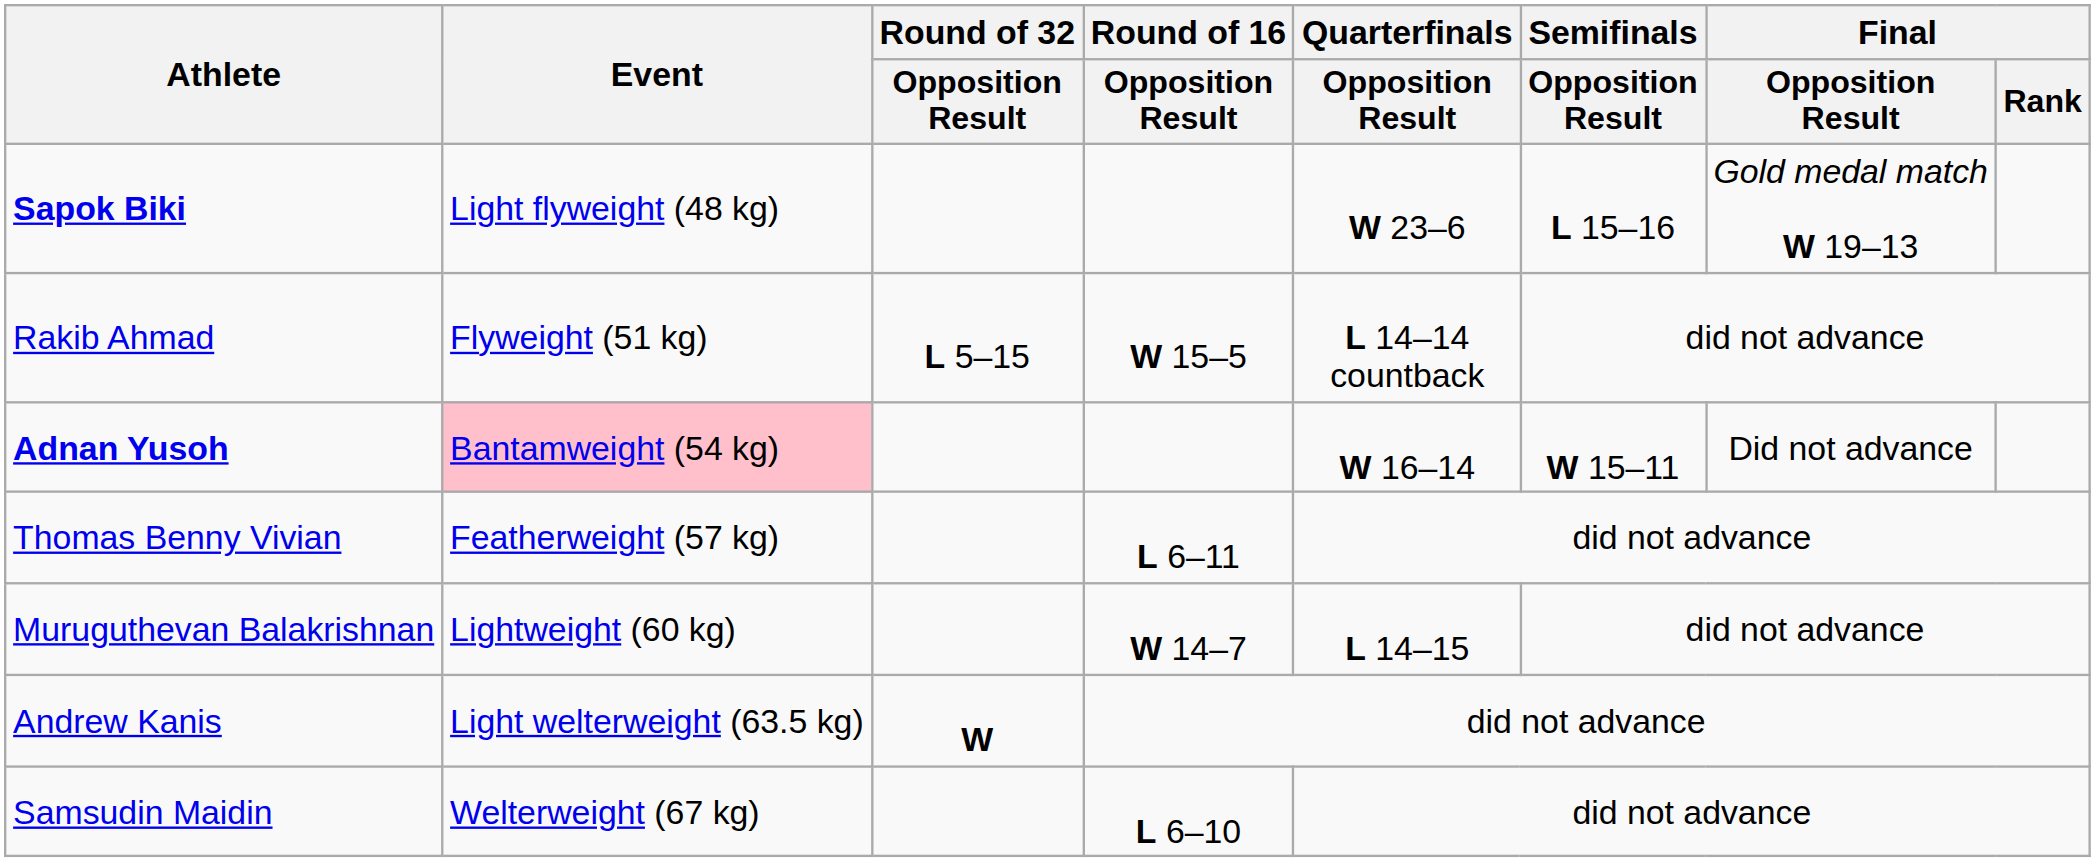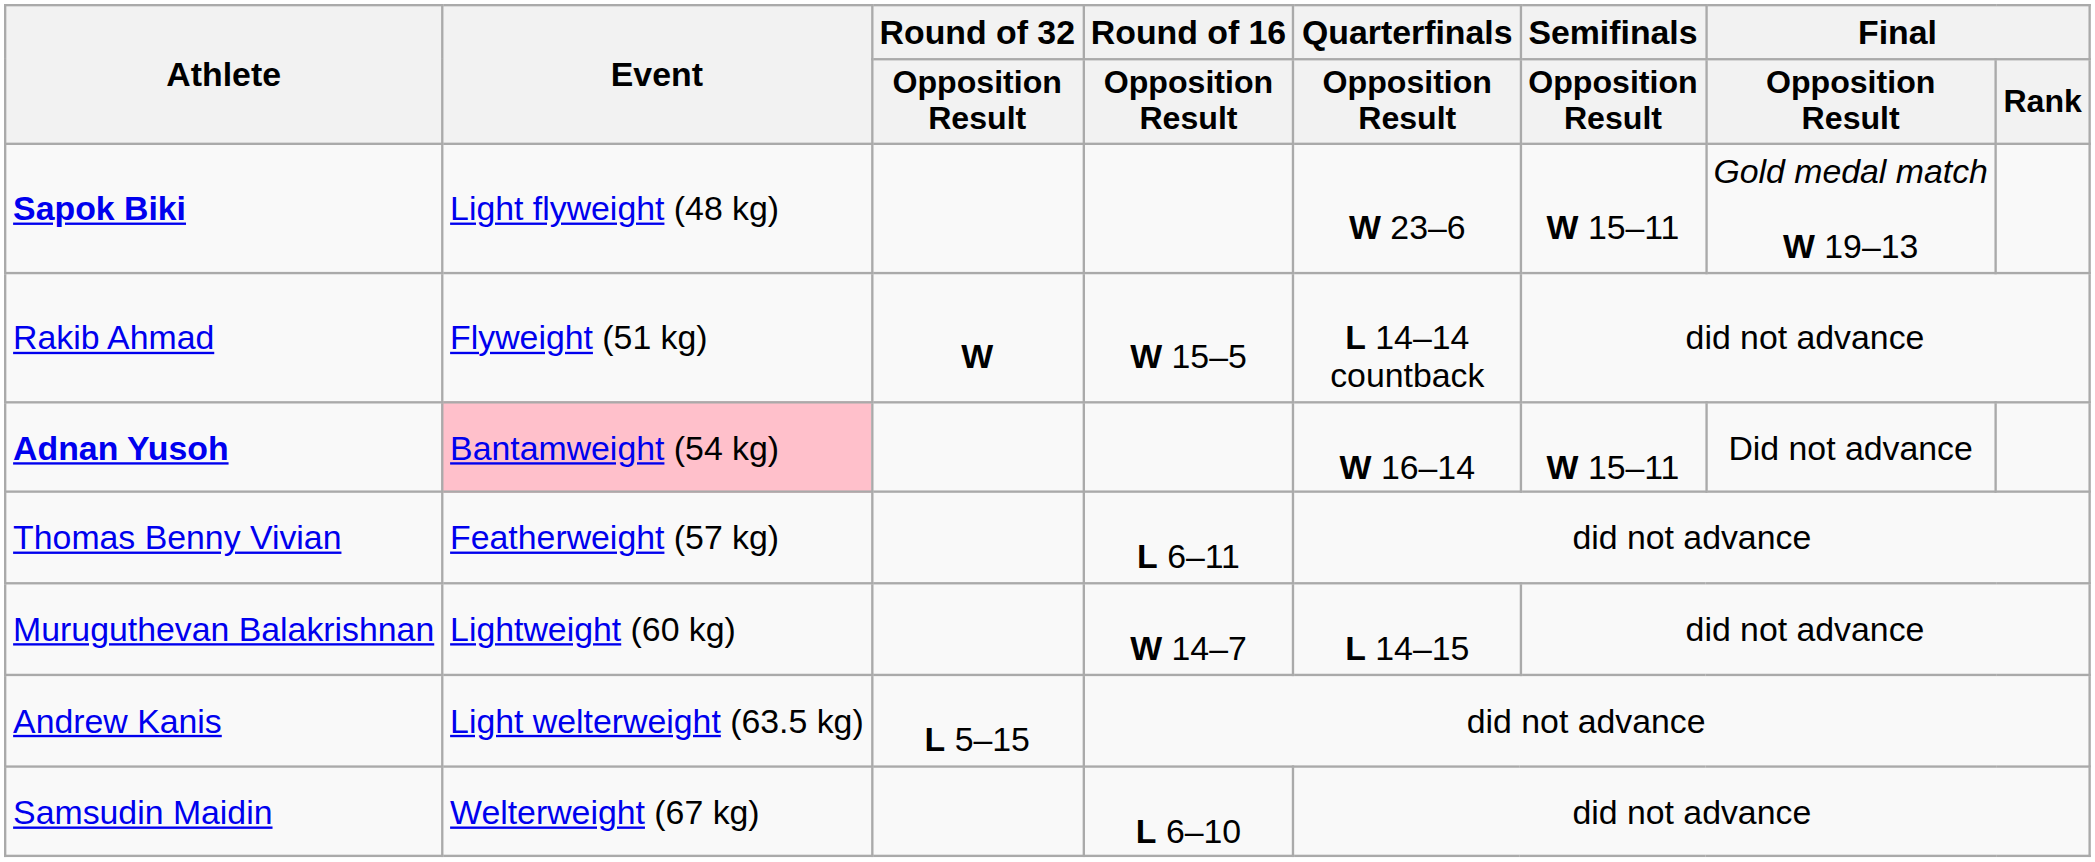(1613, 228) L 15–16 -> (1613, 228) W 15–11
(977, 357) L 5–15 -> (977, 357) W
(977, 740) W -> (977, 740) L 5–15
